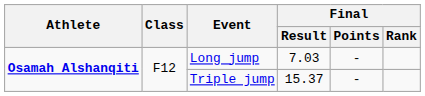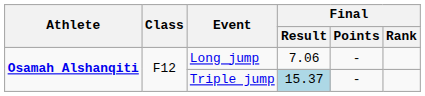(304, 58) 7.03 -> (304, 58) 7.06
(304, 80) no background -> (304, 80) lightblue background
